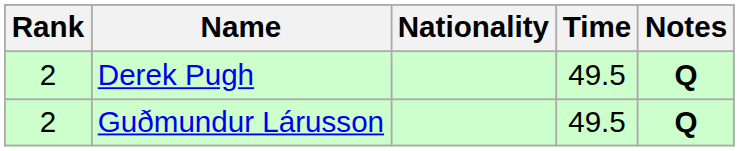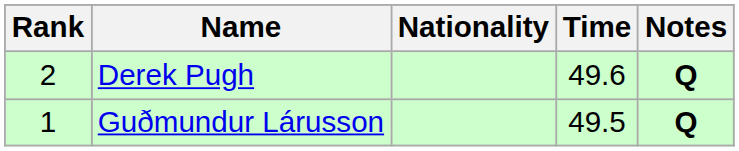(597, 74) 49.5 -> (597, 74) 49.6
(48, 121) 2 -> (48, 121) 1
